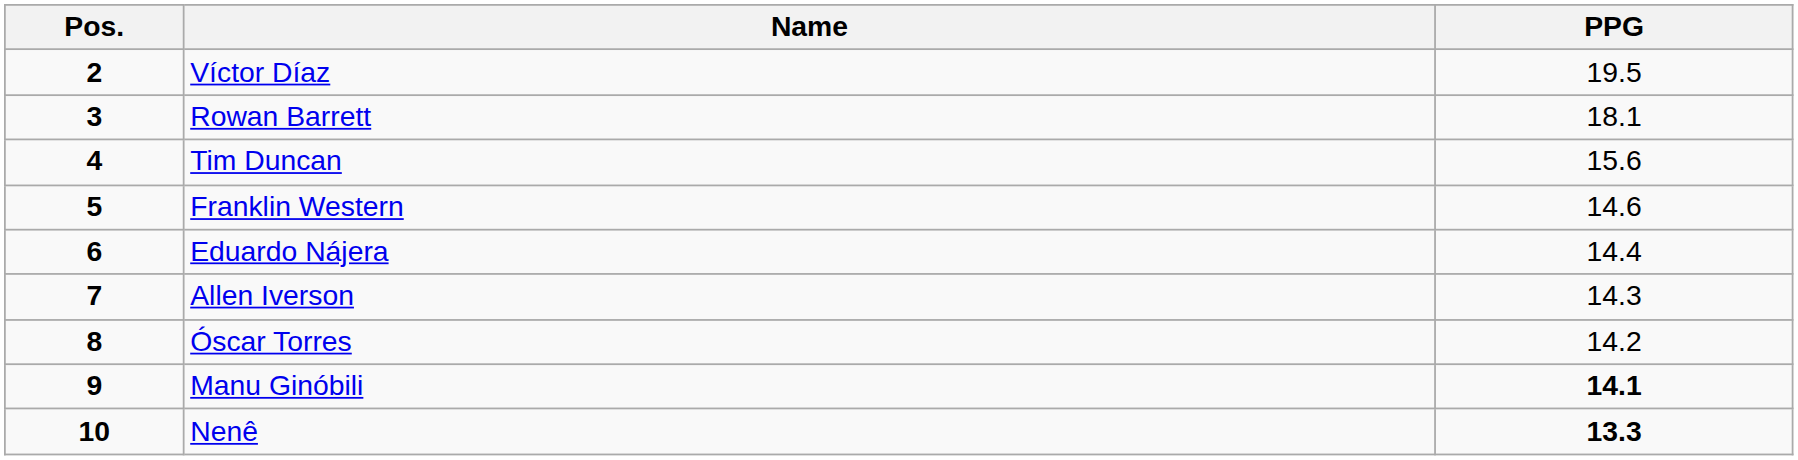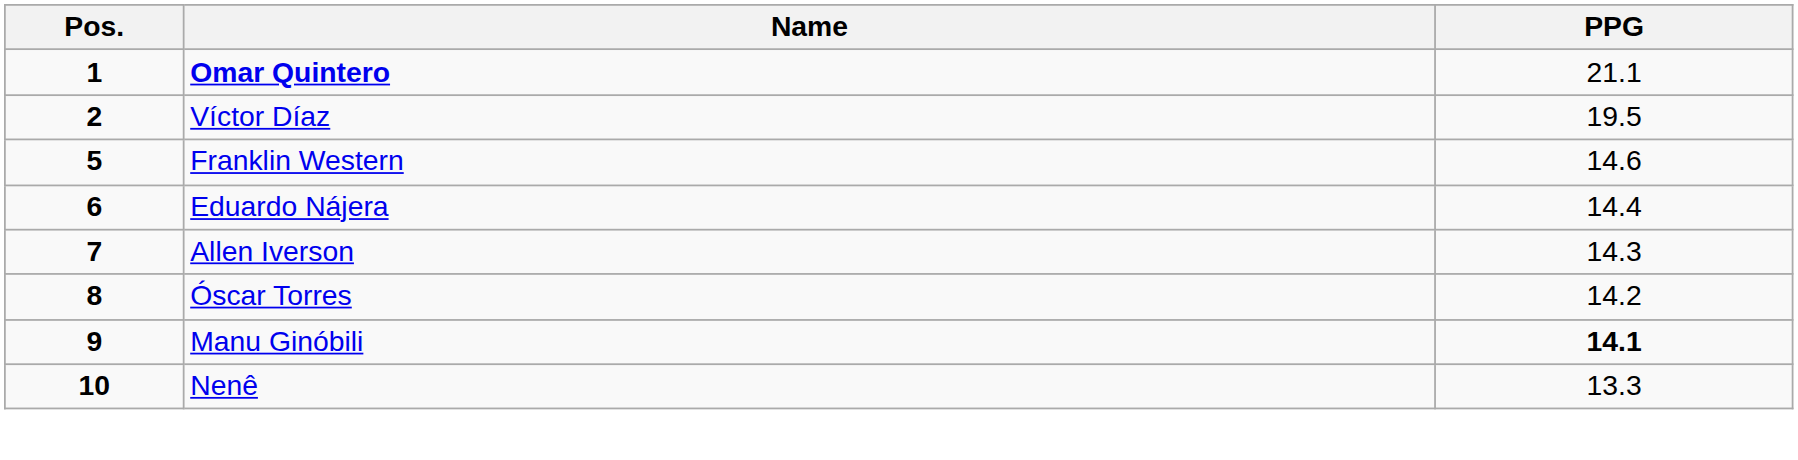+ row: (290, 71)
- row: (281, 116)
- row: (266, 161)
(1614, 431) bold -> (1614, 386) normal
